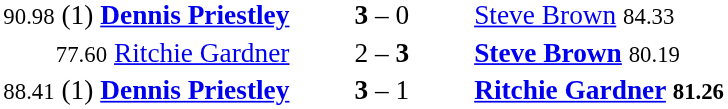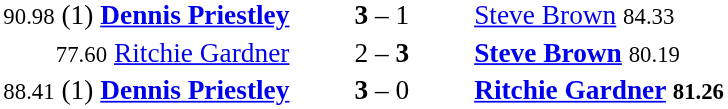(382, 15) 3 – 0 -> (382, 15) 3 – 1
(382, 90) 3 – 1 -> (382, 90) 3 – 0
